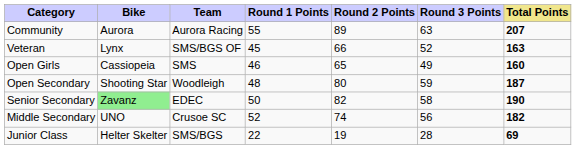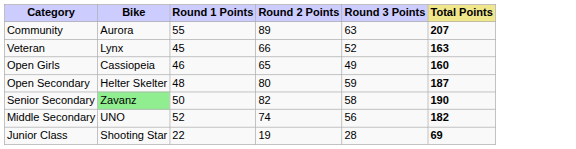- column: (208, 13)
(134, 83) Shooting Star -> (134, 83) Helter Skelter
(134, 135) Helter Skelter -> (134, 135) Shooting Star
